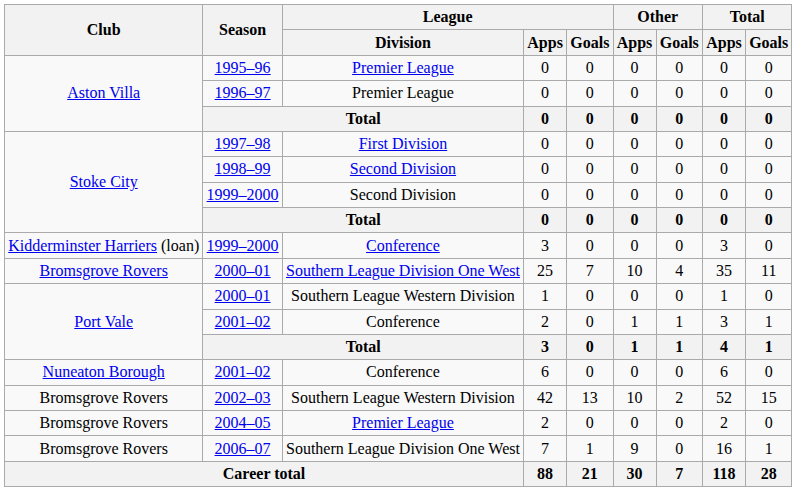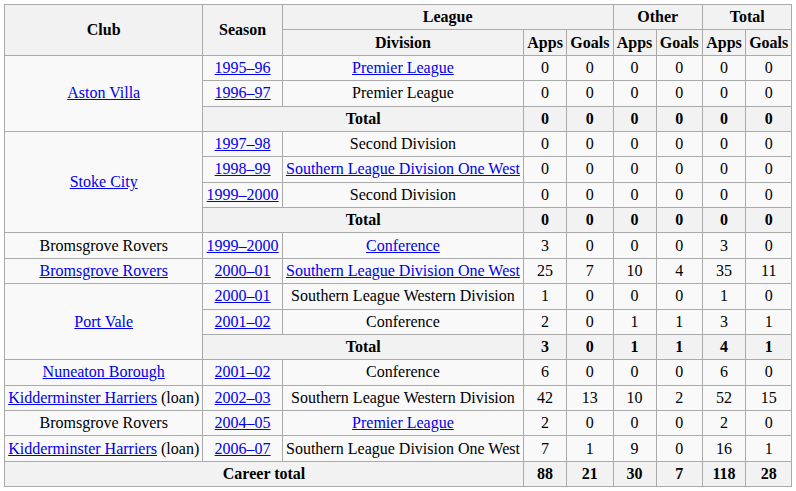(403, 144) First Division -> (403, 144) Second Division
(403, 169) Second Division -> (403, 169) Southern League Division One West
(104, 245) Kidderminster Harriers (loan) -> (104, 245) Bromsgrove Rovers
(104, 397) Bromsgrove Rovers -> (104, 397) Kidderminster Harriers (loan)
(104, 448) Bromsgrove Rovers -> (104, 448) Kidderminster Harriers (loan)
